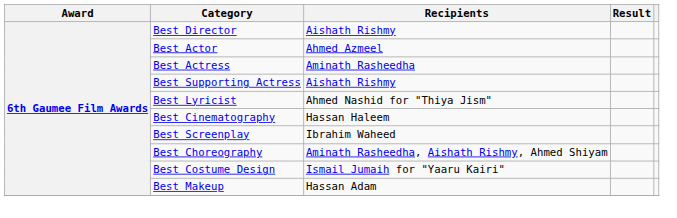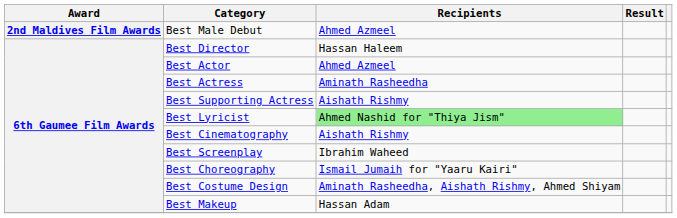+ row: (214, 30)
(351, 30) Aishath Rishmy -> (360, 48) Hassan Haleem
(399, 100) no background -> (412, 117) lightgreen background
(348, 117) Hassan Haleem -> (364, 135) Aishath Rishmy
(457, 152) Aminath Rasheedha, Aishath Rishmy, Ahmed Shiyam -> (418, 169) Ismail Jumaih for "Yaaru Kairi"
(405, 169) Ismail Jumaih for "Yaaru Kairi" -> (470, 187) Aminath Rasheedha, Aishath Rishmy, Ahmed Shiyam
